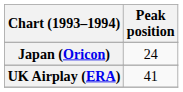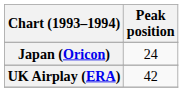(151, 76) 41 -> (151, 76) 42
